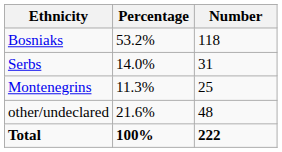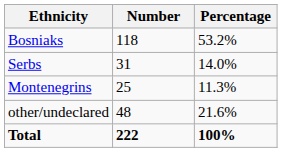columns swapped: (236, 16) <-> (154, 16)
